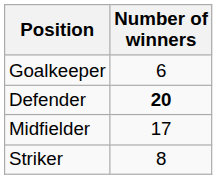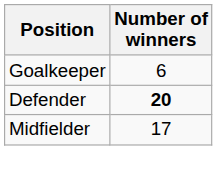- row: (36, 159)
